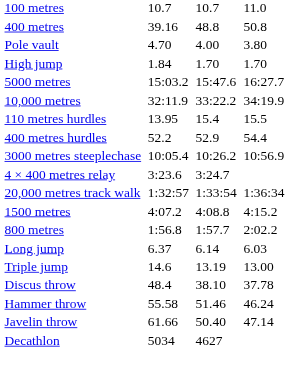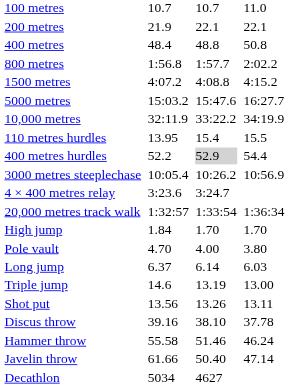+ row: (34, 26)
(163, 26) 39.16 -> (160, 45) 48.4
rows swapped: (34, 229) <-> (32, 45)
rows swapped: (38, 211) <-> (33, 63)
(207, 137) no background -> (207, 156) lightgrey background
+ row: (27, 303)
(160, 285) 48.4 -> (163, 322) 39.16
